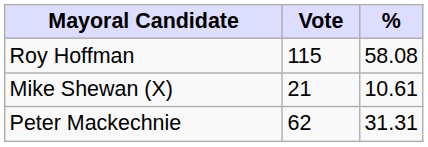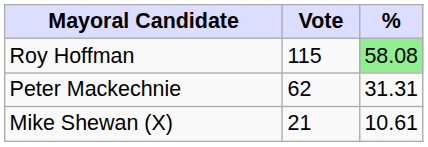(391, 55) no background -> (391, 55) lightgreen background
rows swapped: (95, 123) <-> (91, 89)
